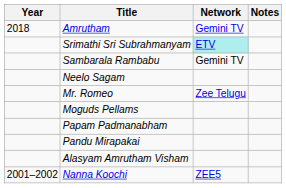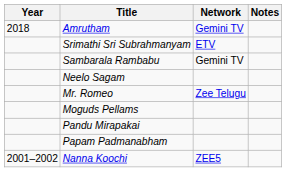(205, 45) paleturquoise background -> (205, 45) no background
rows swapped: (101, 142) <-> (115, 126)
- row: (126, 158)
